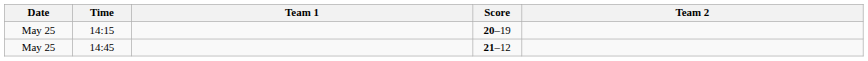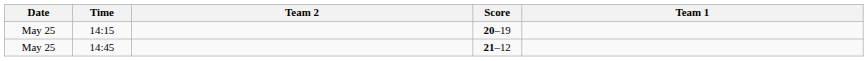columns swapped: (302, 13) <-> (692, 13)
